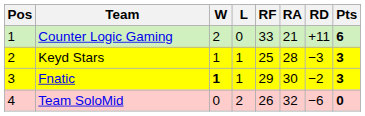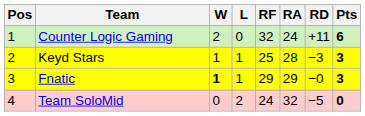(266, 36) 33 -> (266, 36) 32
(290, 36) 21 -> (290, 36) 24
(290, 79) 30 -> (290, 79) 29
(316, 79) −2 -> (316, 79) −0
(266, 100) 26 -> (266, 100) 24
(316, 100) −6 -> (316, 100) −5
